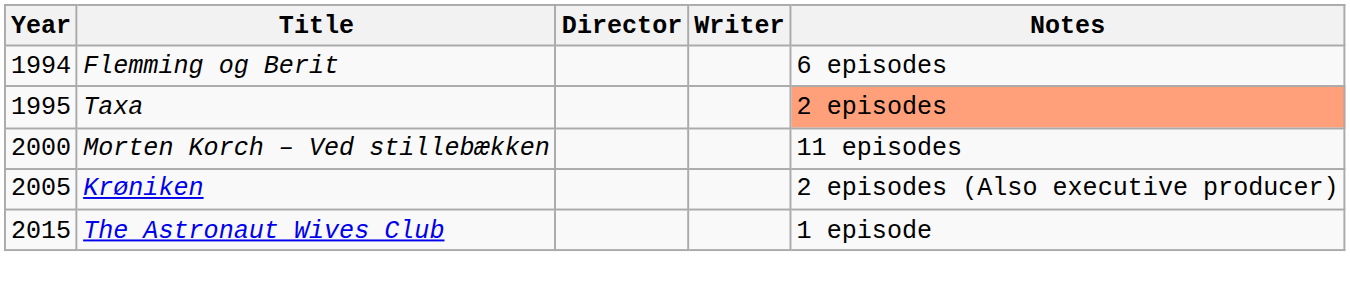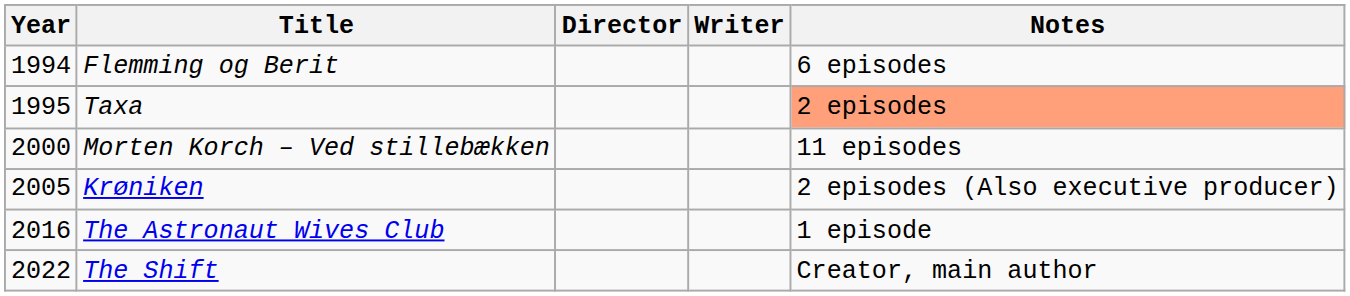(41, 230) 2015 -> (41, 230) 2016
+ row: (151, 271)
